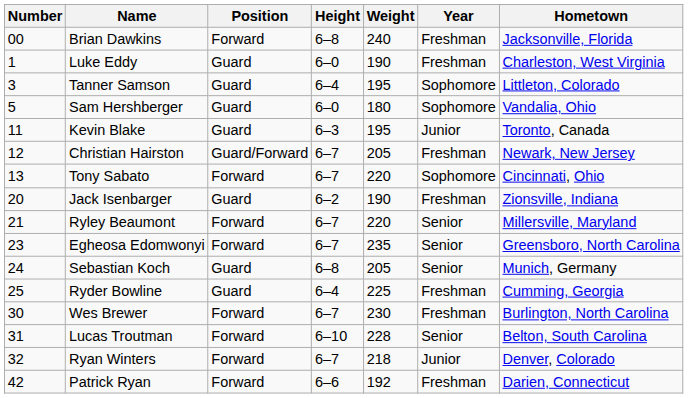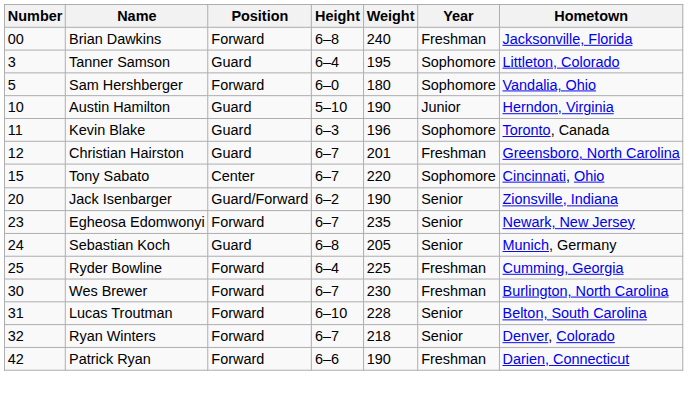- row: (103, 62)
(231, 108) Guard -> (238, 85) Forward
+ row: (120, 108)
(379, 130) 195 -> (379, 130) 196
(441, 130) Junior -> (459, 130) Sophomore
(260, 153) Guard/Forward -> (231, 153) Guard
(379, 153) 205 -> (379, 153) 201
(569, 153) Newark, New Jersey -> (591, 153) Greensboro, North Carolina
(16, 176) 13 -> (16, 176) 15
(238, 176) Forward -> (233, 176) Center
(231, 199) Guard -> (260, 199) Guard/Forward
(454, 199) Freshman -> (442, 199) Senior
- row: (122, 222)
(591, 245) Greensboro, North Carolina -> (569, 222) Newark, New Jersey
(231, 290) Guard -> (238, 268) Forward
(441, 359) Junior -> (442, 336) Senior
(379, 382) 192 -> (379, 359) 190
